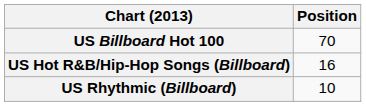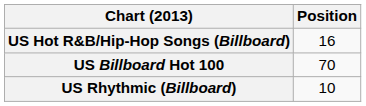rows swapped: (149, 40) <-> (149, 64)
